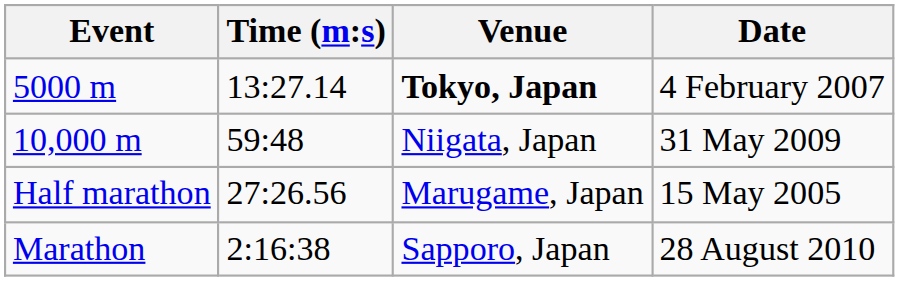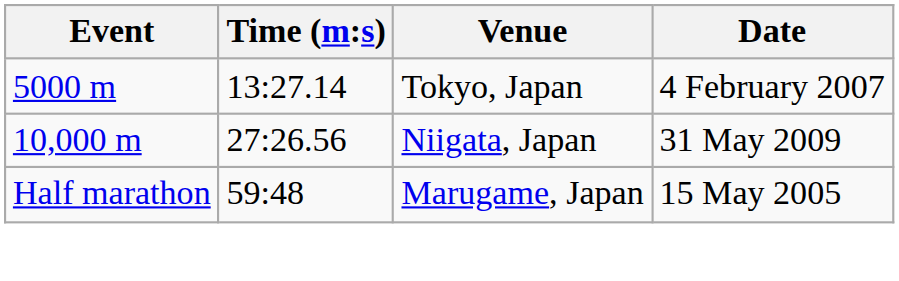(499, 85) bold -> (492, 85) normal
(265, 139) 59:48 -> (287, 139) 27:26.56
(287, 193) 27:26.56 -> (265, 193) 59:48
- row: (79, 247)
